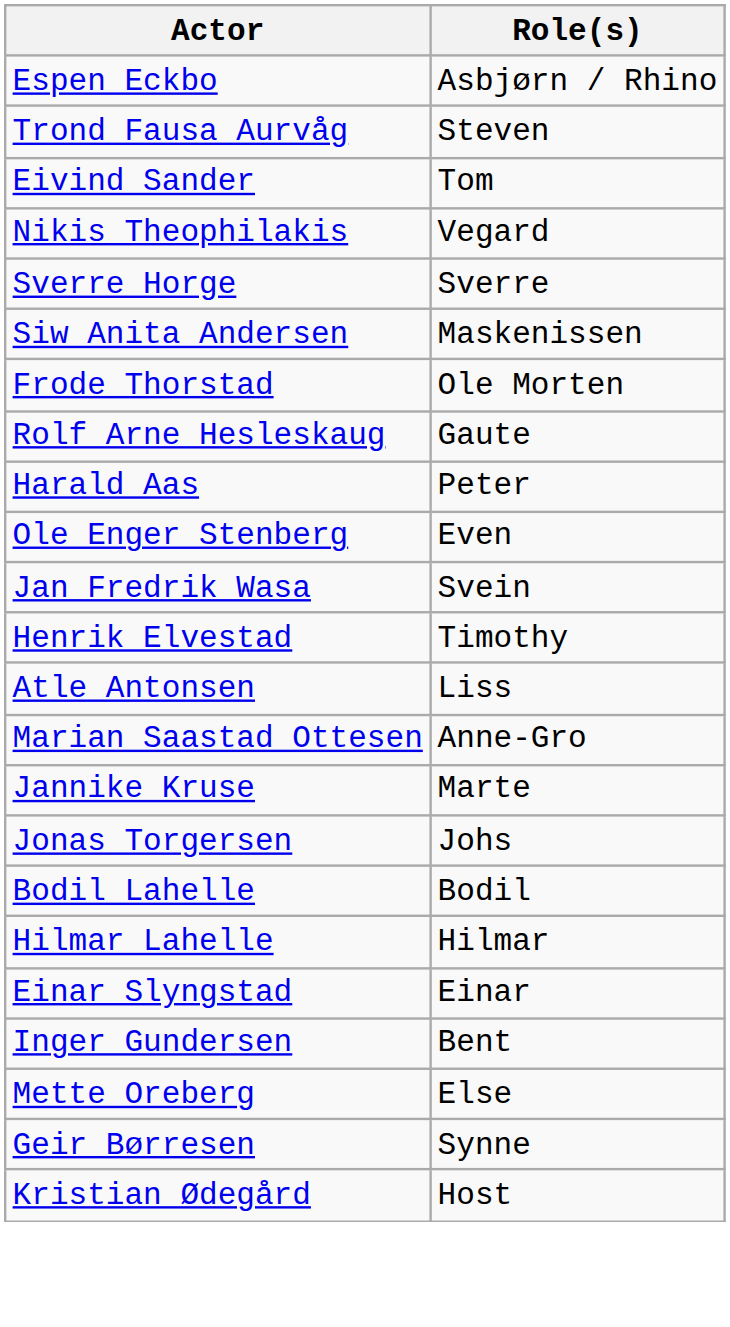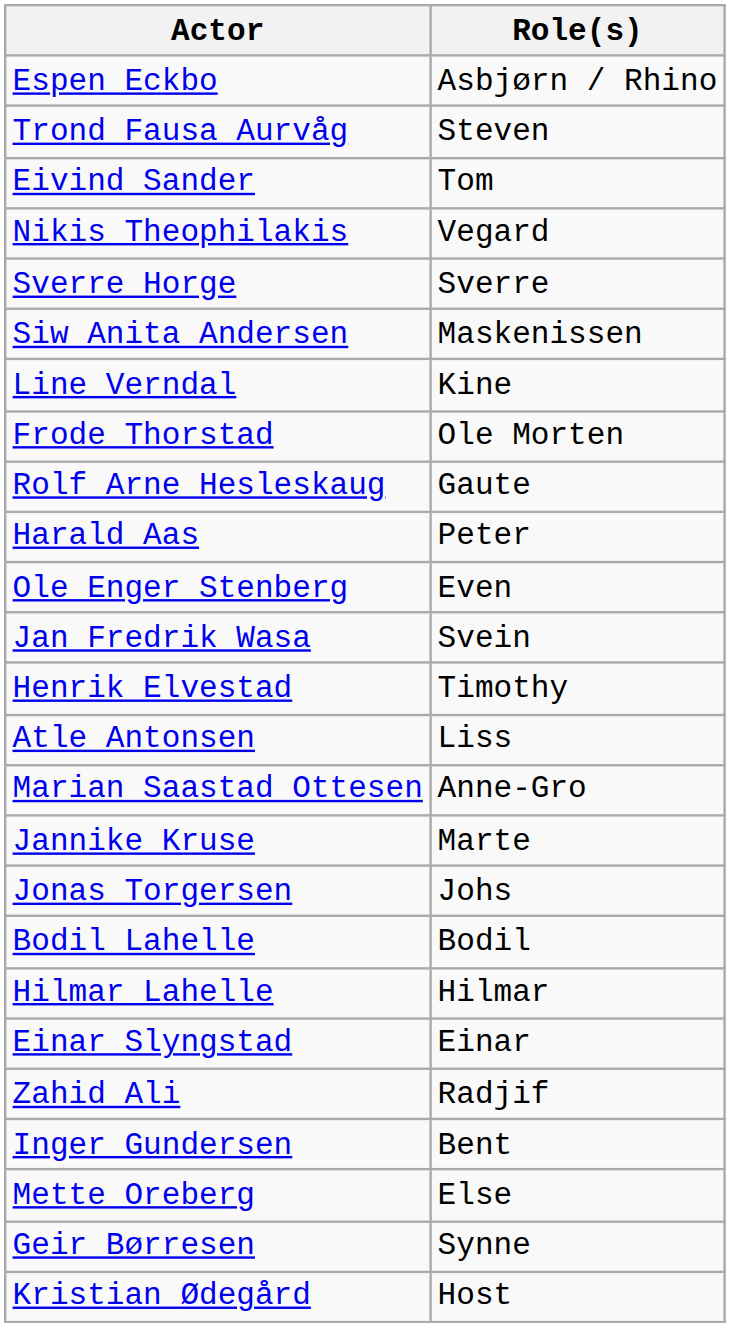+ row: (124, 385)
+ row: (97, 1094)
